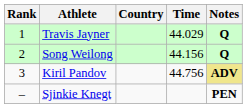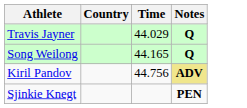- column: (22, 14)
(186, 53) 44.156 -> (152, 53) 44.165
